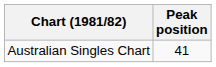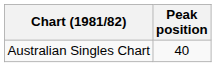(182, 51) 41 -> (182, 51) 40
